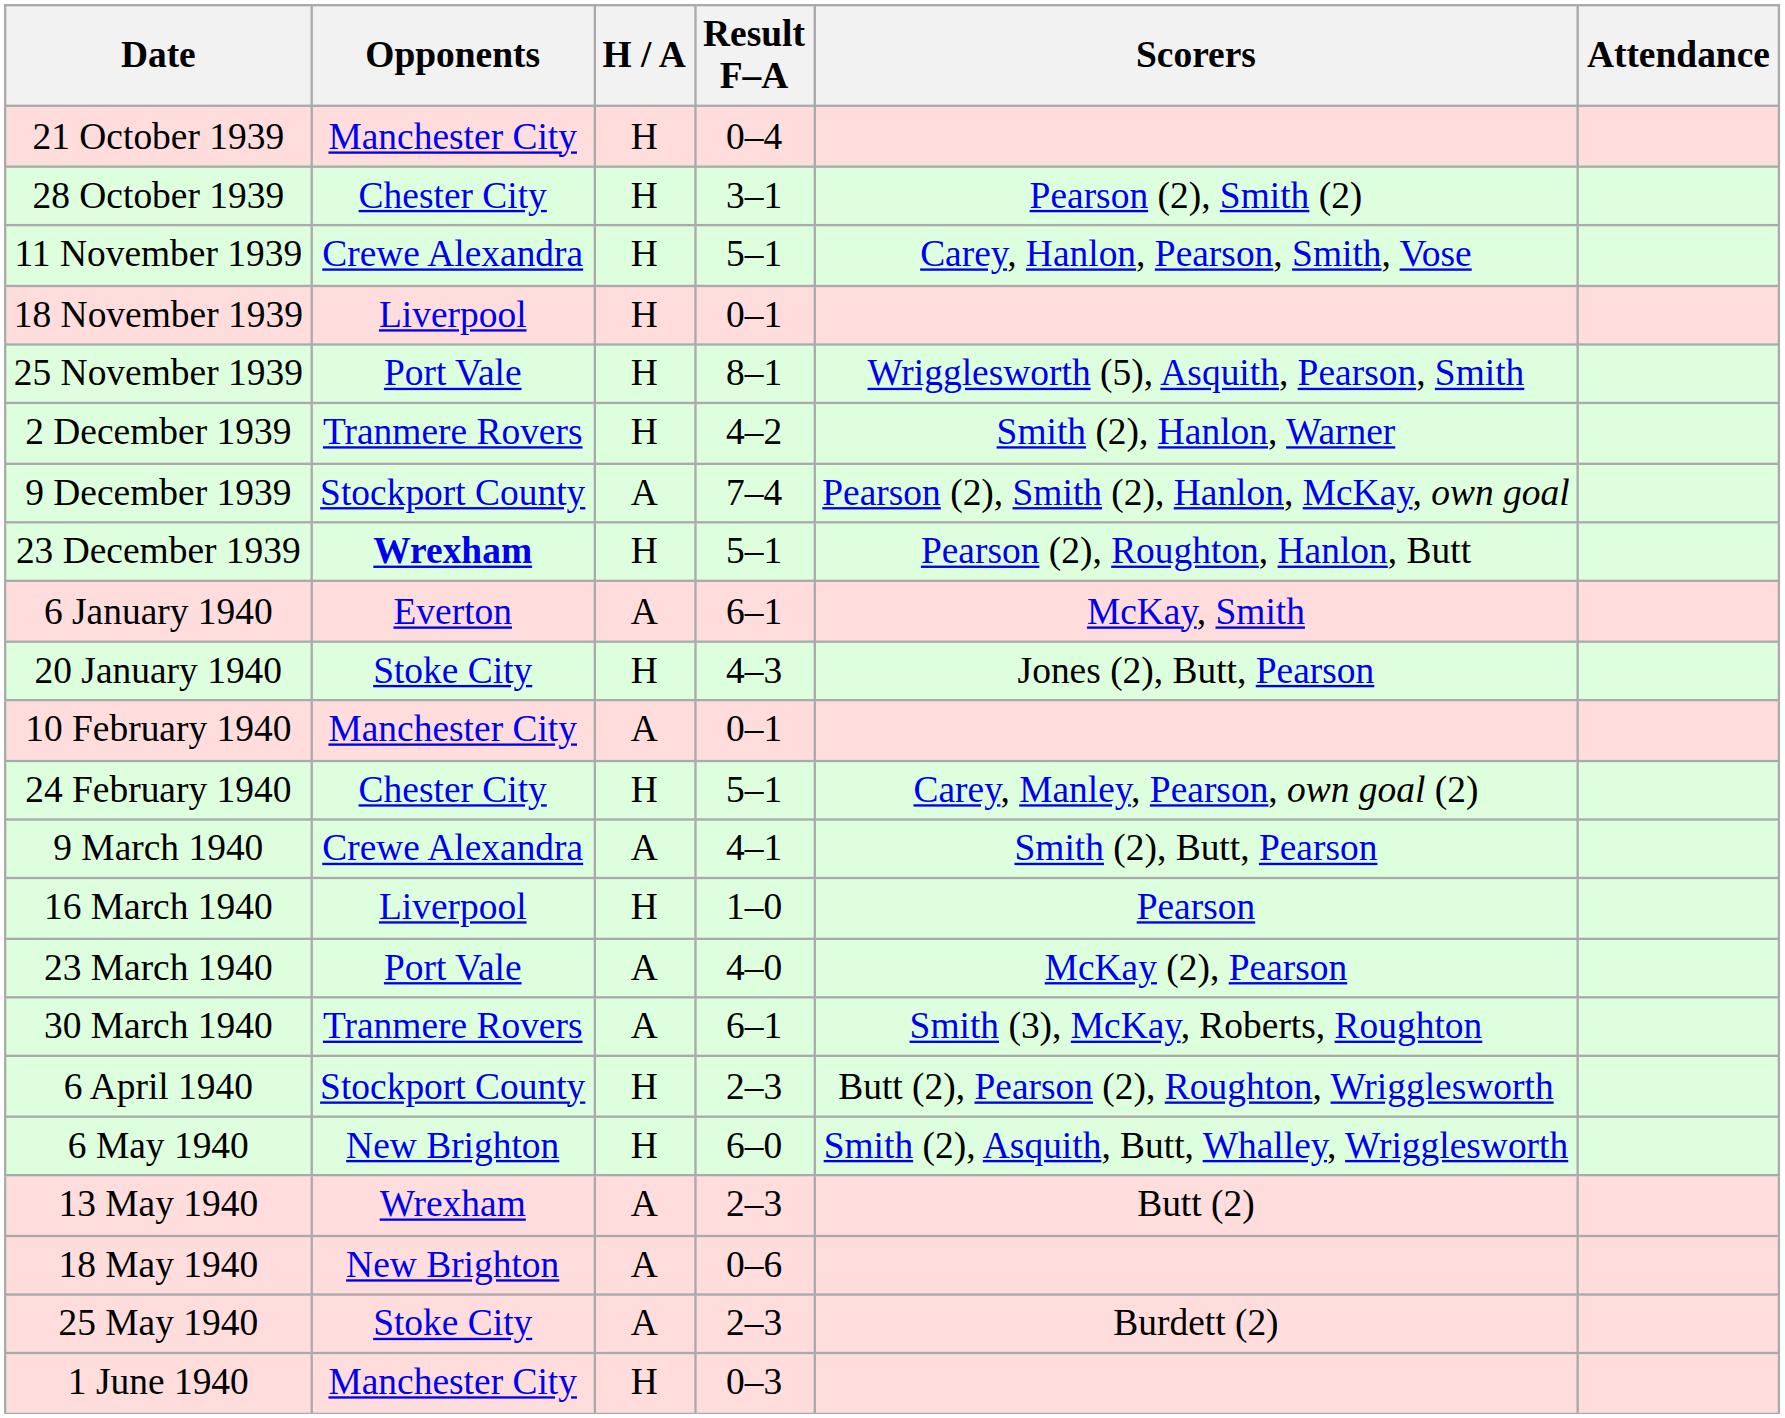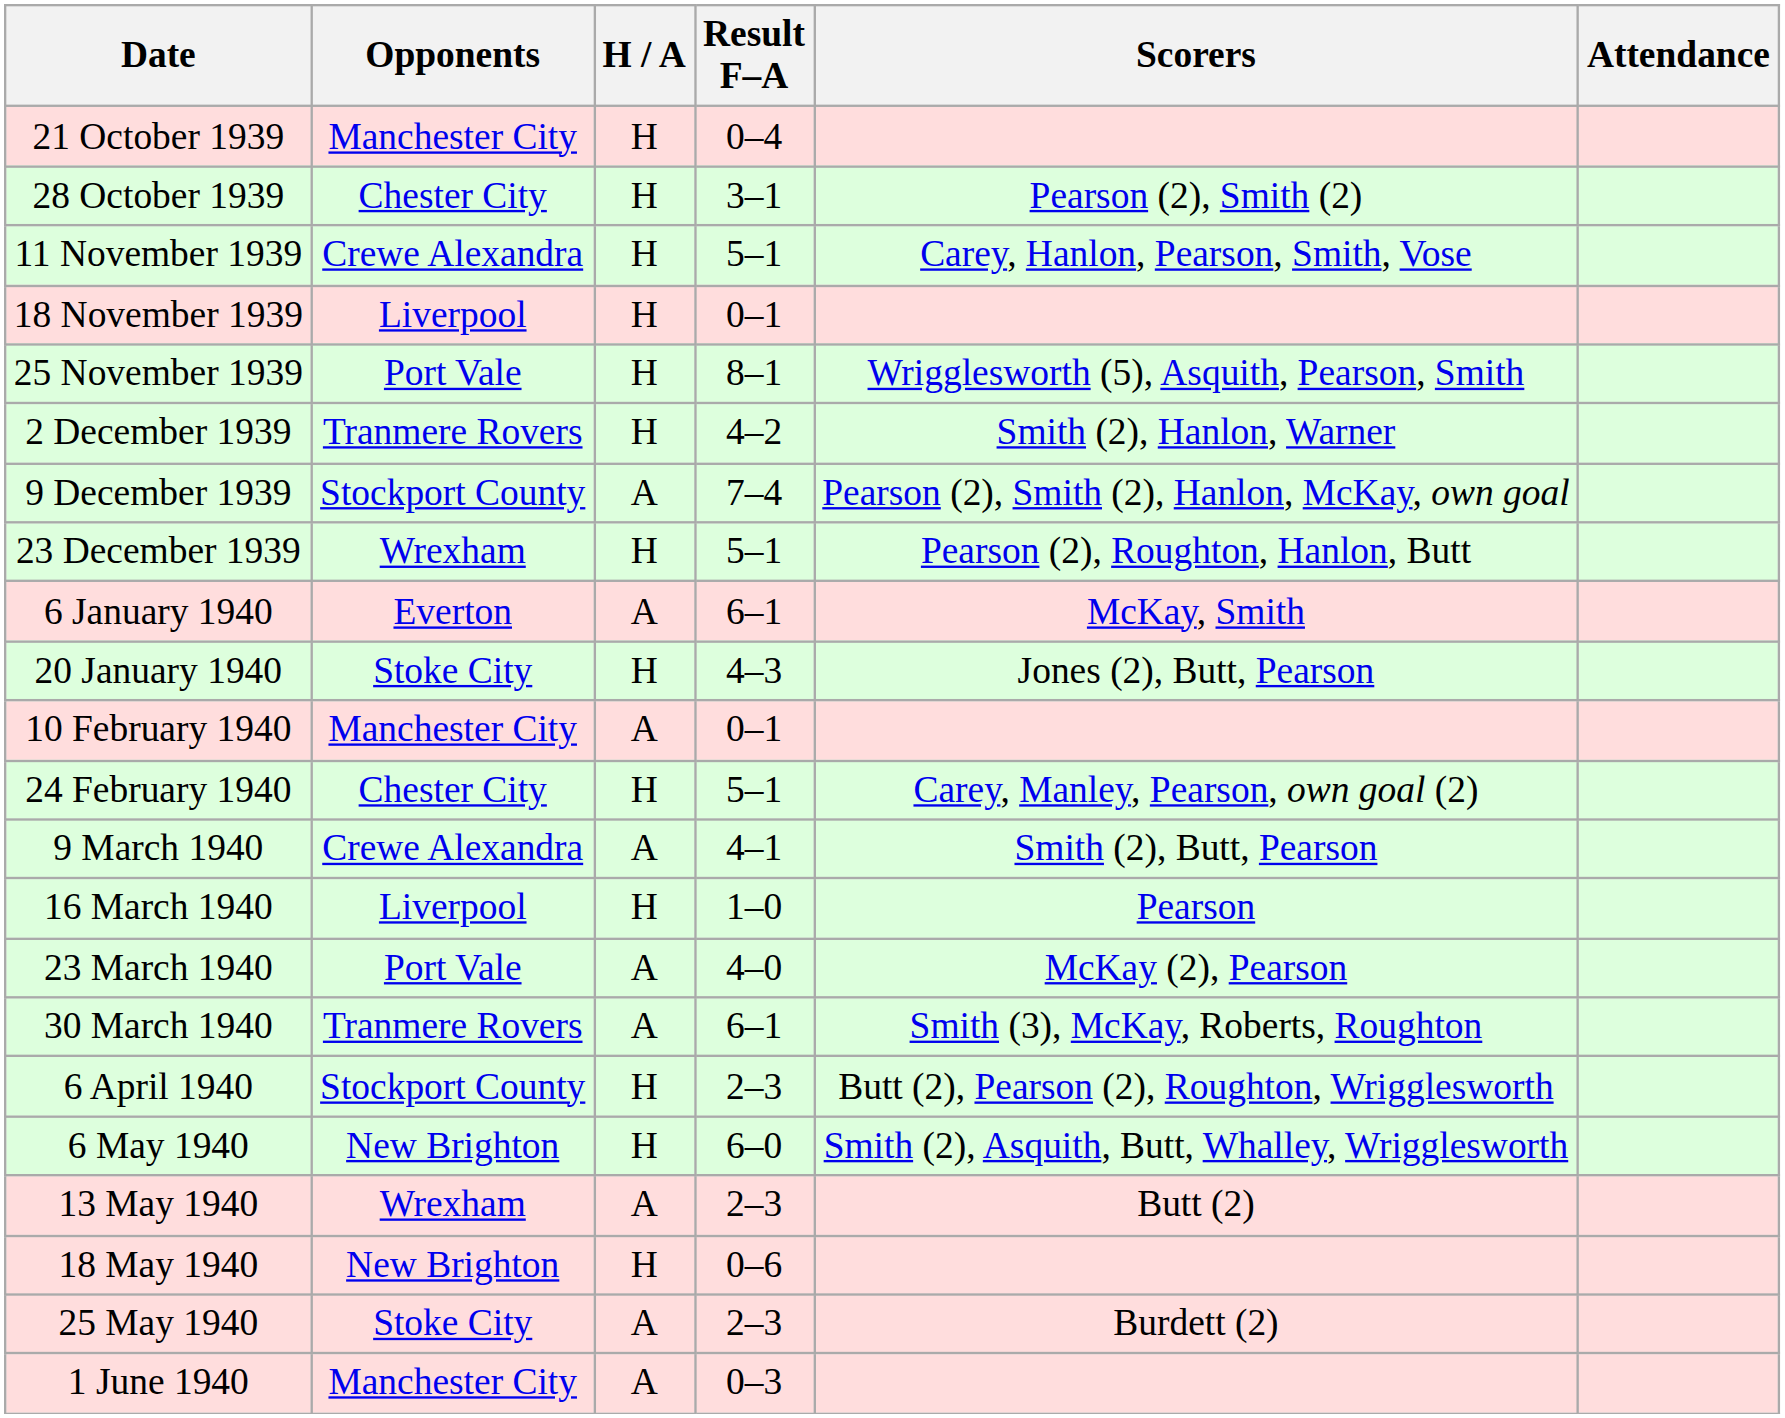(453, 551) bold -> (453, 551) normal
(644, 1263) A -> (644, 1263) H
(644, 1382) H -> (644, 1382) A
